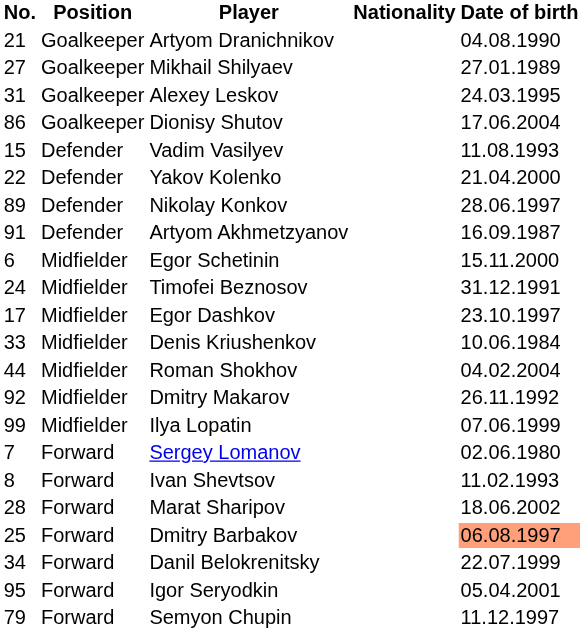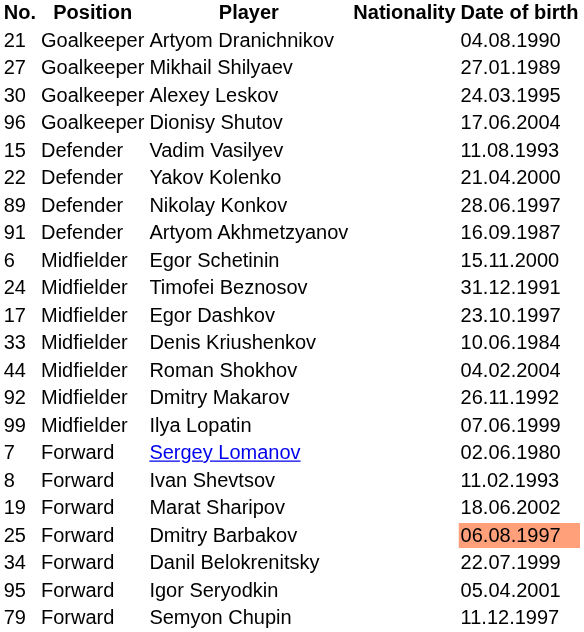(15, 95) 31 -> (15, 95) 30
(15, 122) 86 -> (15, 122) 96
(15, 507) 28 -> (15, 507) 19
